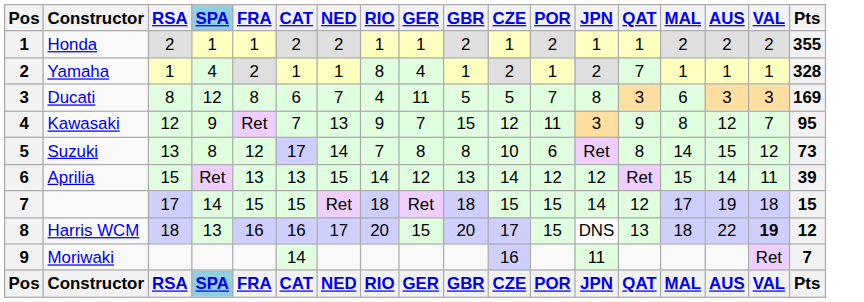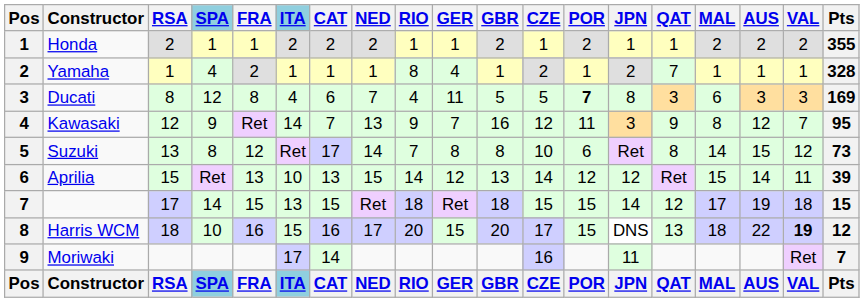+ column: (293, 18)
(552, 97) normal -> (587, 97) bold
(466, 124) 15 -> (500, 124) 16
(212, 230) 13 -> (212, 230) 10
